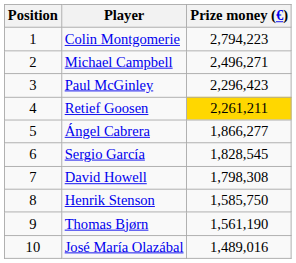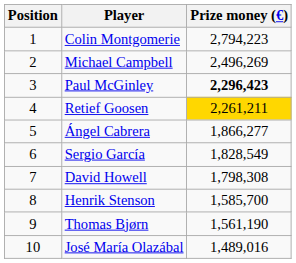(239, 62) 2,496,271 -> (239, 62) 2,496,269
(239, 85) normal -> (239, 85) bold
(239, 154) 1,828,545 -> (239, 154) 1,828,549
(239, 200) 1,585,750 -> (239, 200) 1,585,700
